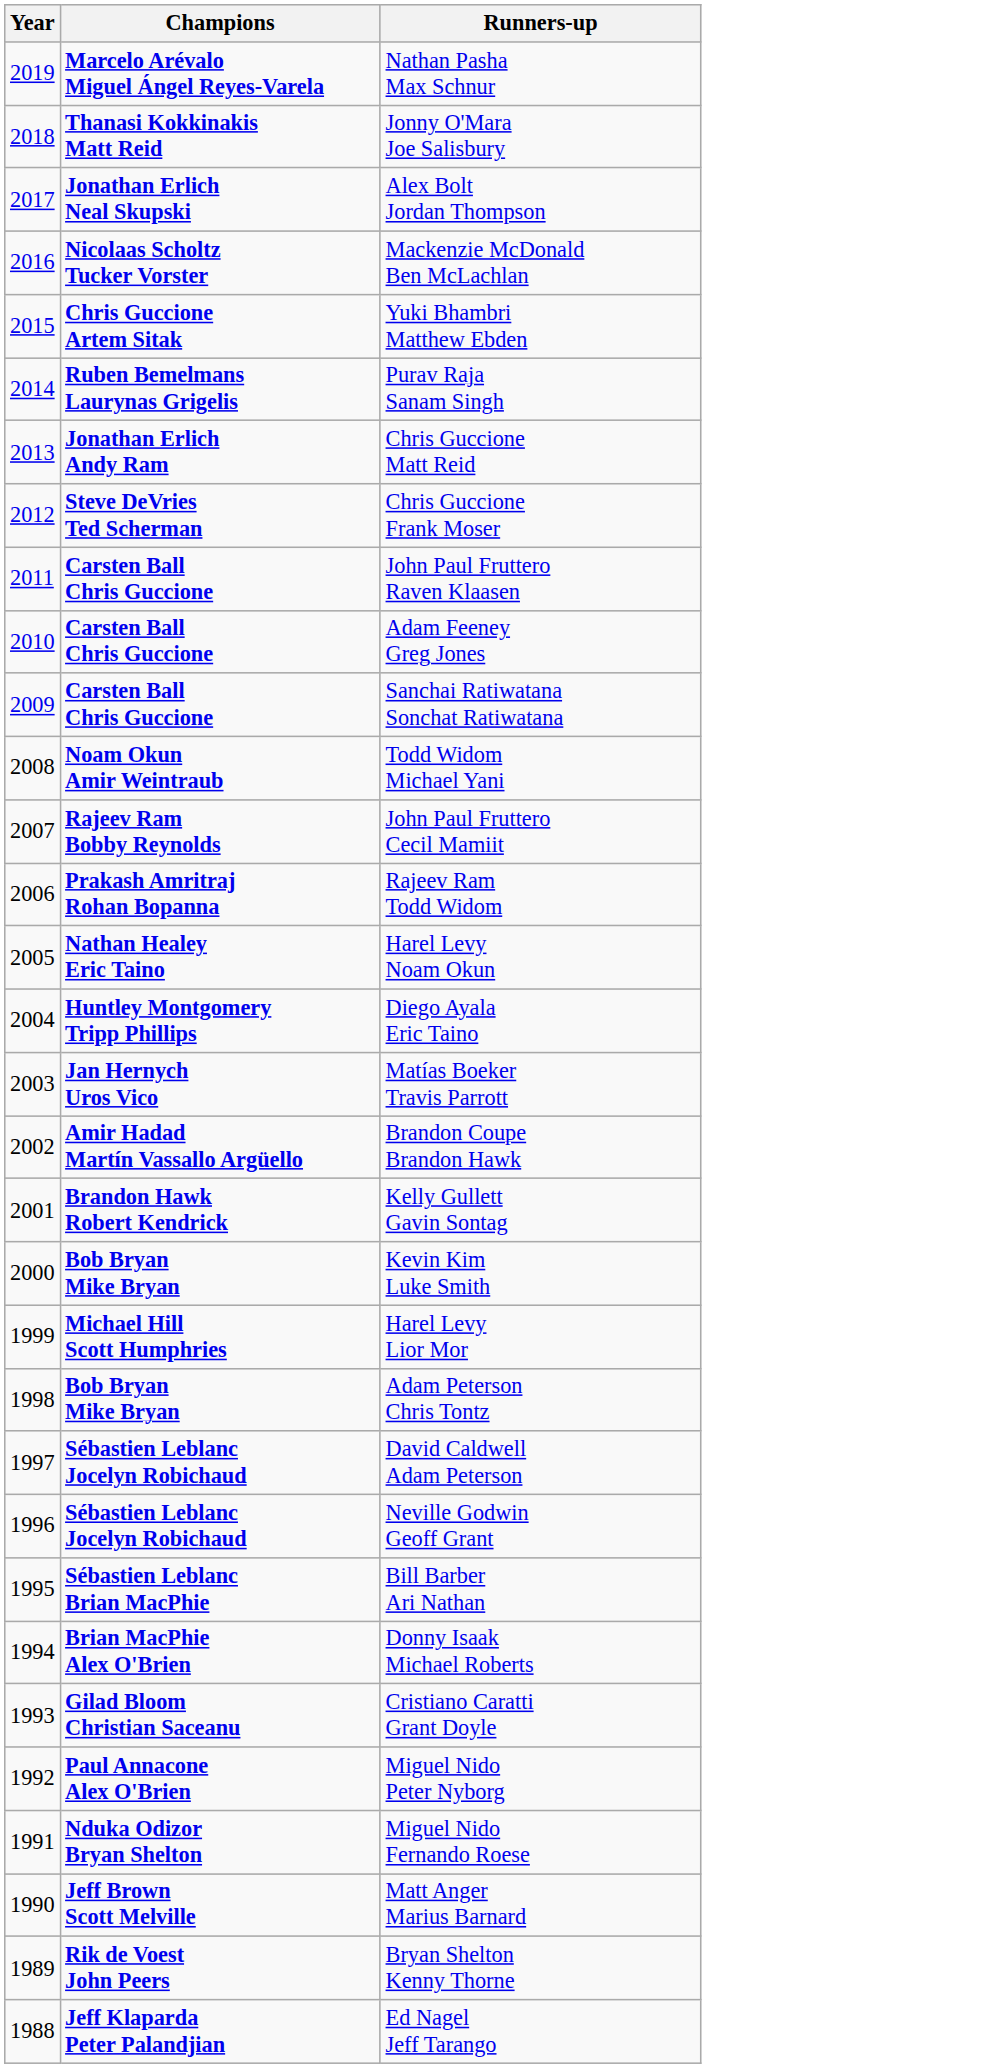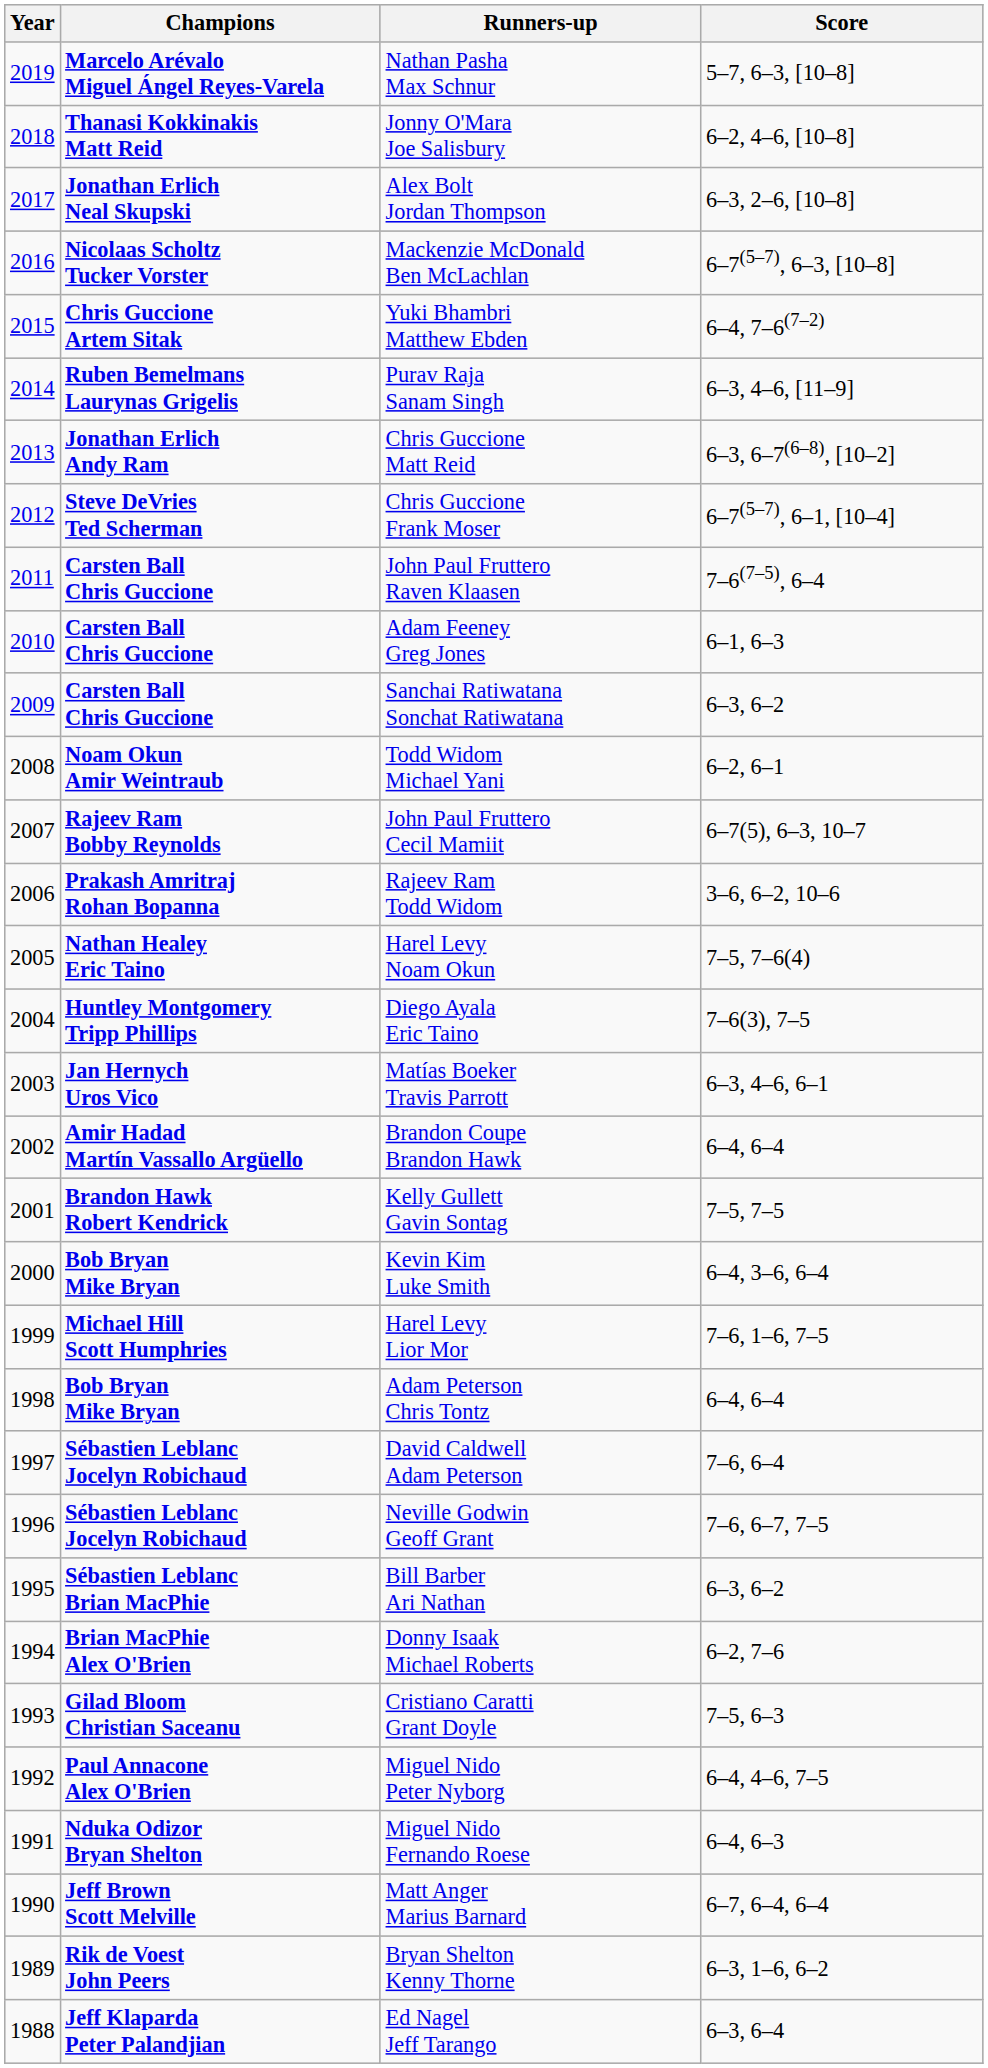+ column: (842, 23)
